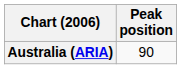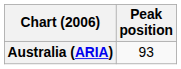(146, 52) 90 -> (146, 52) 93
